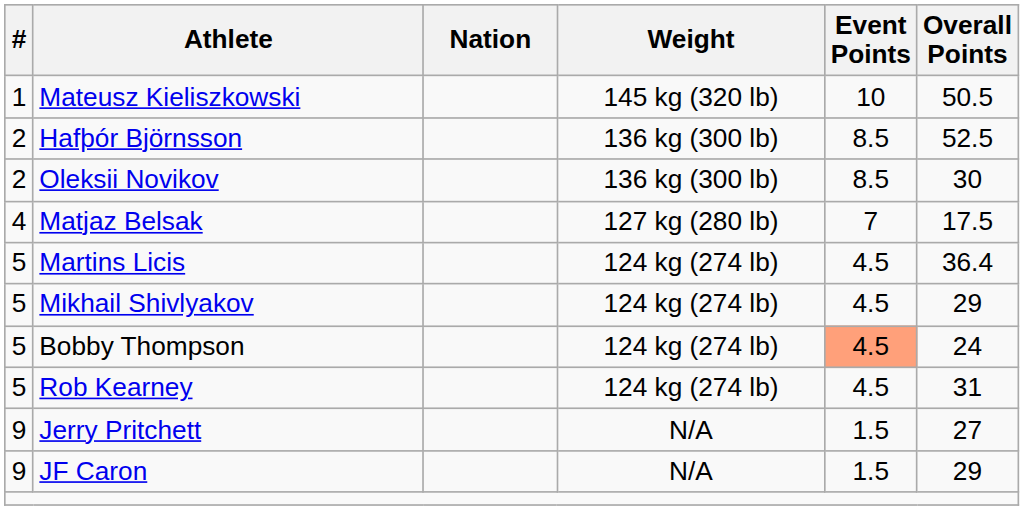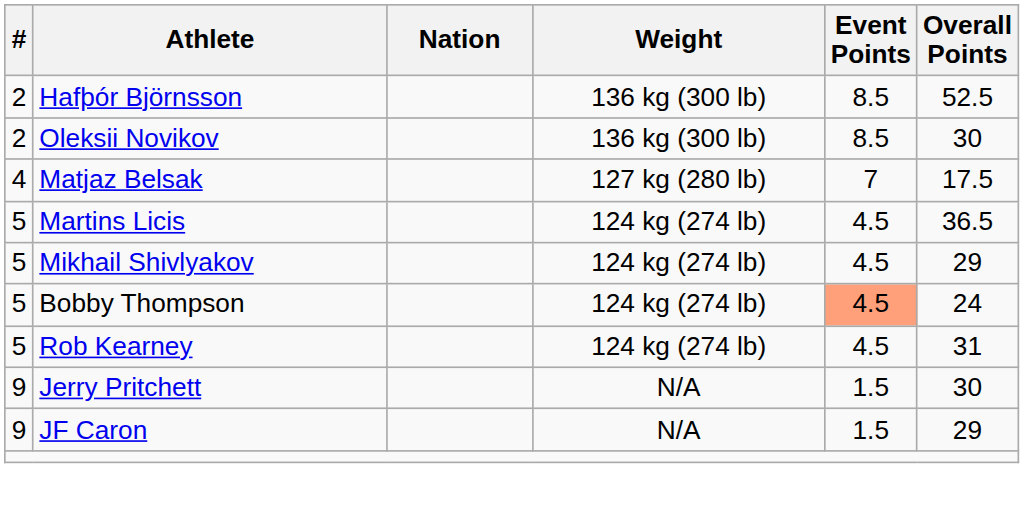- row: (170, 96)
(967, 262) 36.4 -> (967, 221) 36.5
(967, 429) 27 -> (967, 387) 30
